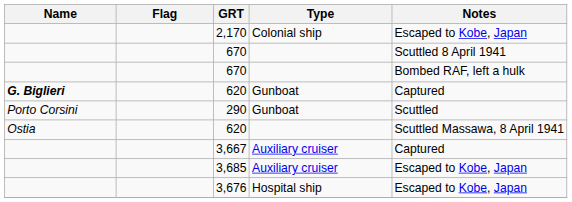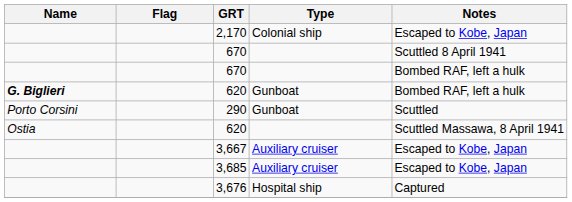(419, 91) Captured -> (460, 91) Bombed RAF, left a hulk
(419, 149) Captured -> (461, 149) Escaped to Kobe, Japan
(461, 187) Escaped to Kobe, Japan -> (419, 187) Captured
